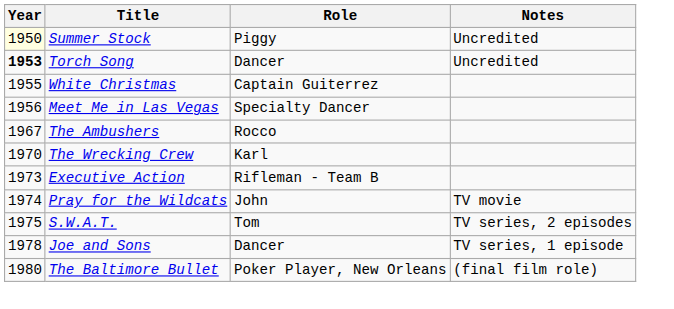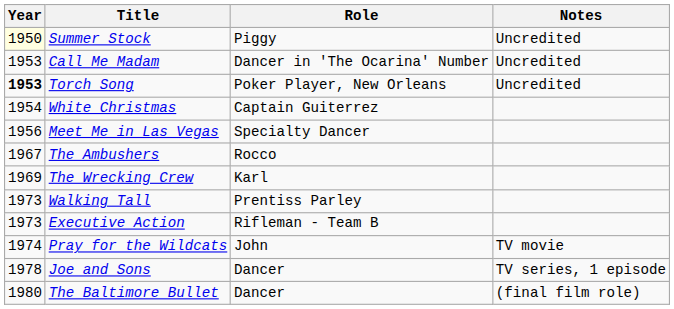+ row: (104, 62)
(260, 62) Dancer -> (340, 85) Poker Player, New Orleans
(25, 85) 1955 -> (25, 108) 1954
(25, 155) 1970 -> (25, 178) 1969
+ row: (100, 201)
- row: (83, 224)
(340, 270) Poker Player, New Orleans -> (260, 293) Dancer
